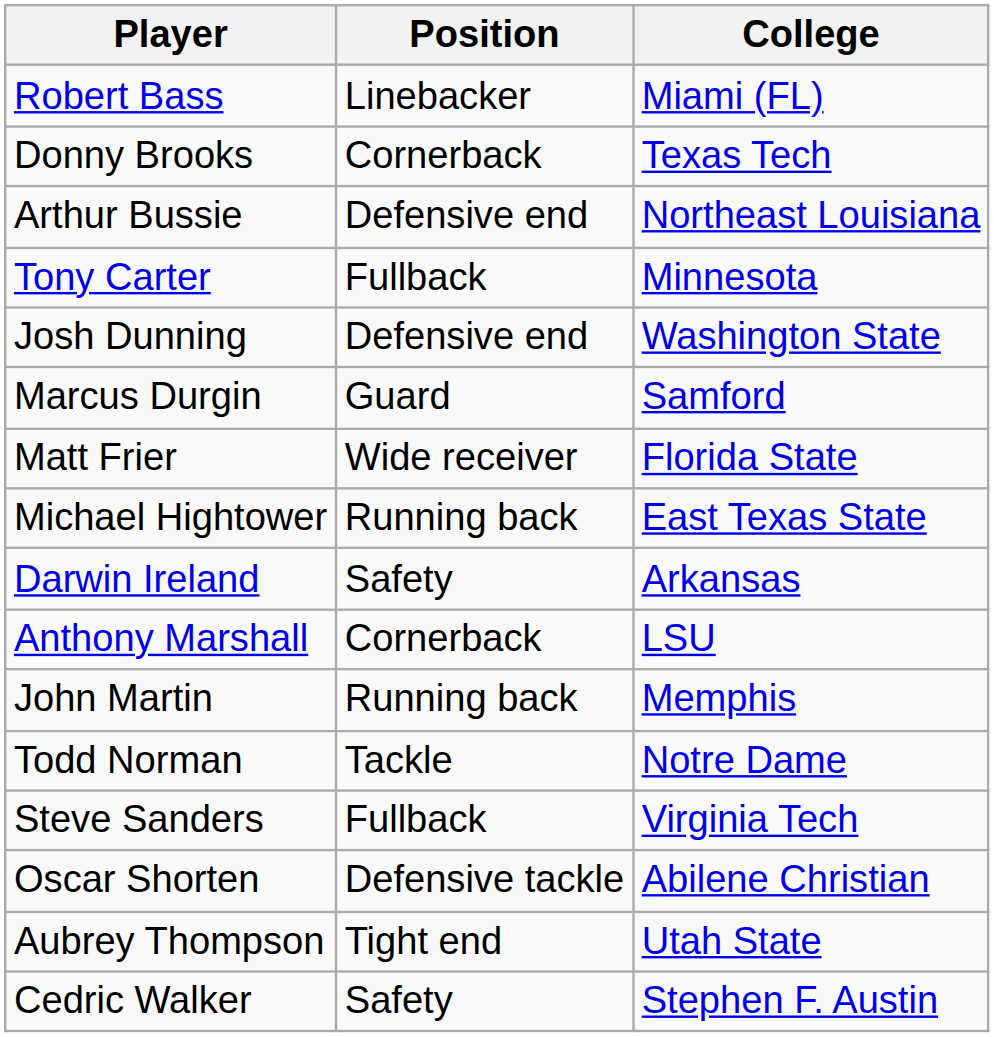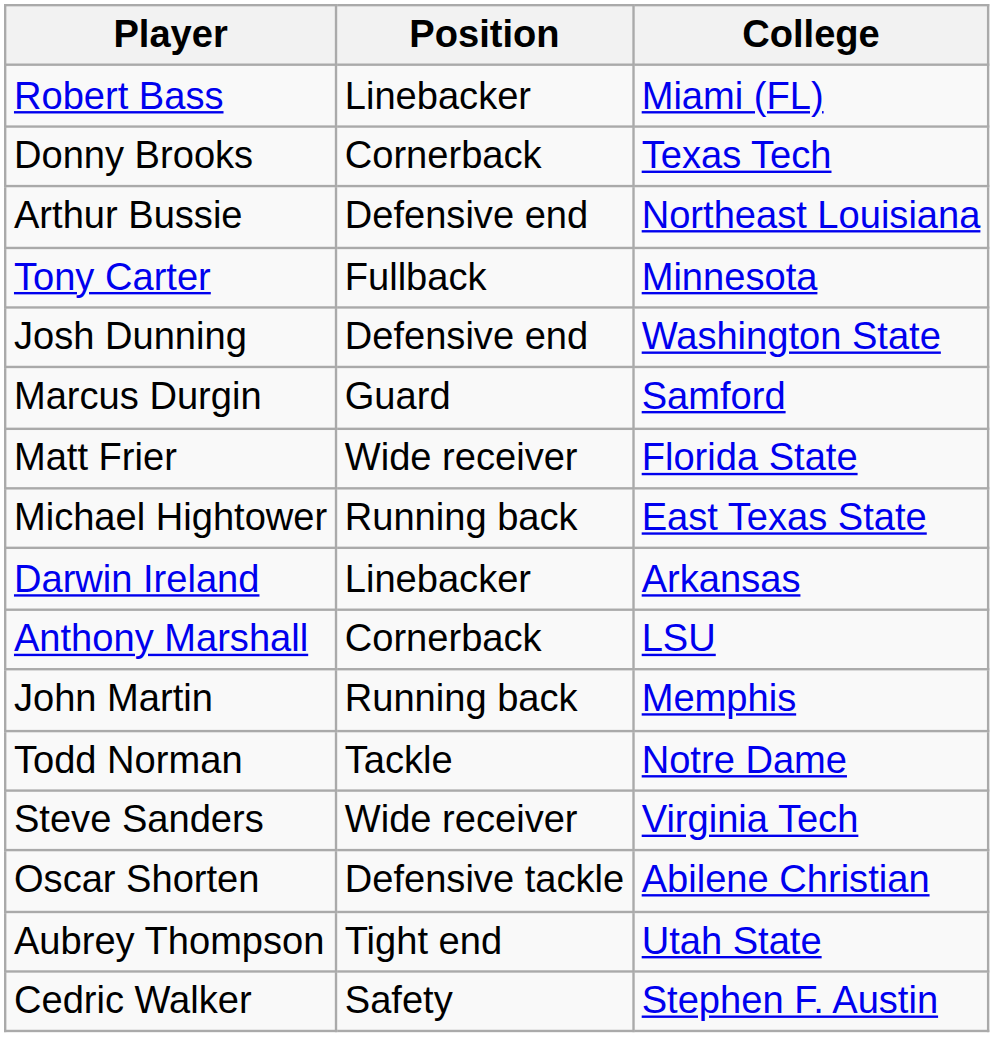(399, 578) Safety -> (438, 578) Linebacker
(416, 819) Fullback -> (461, 819) Wide receiver
